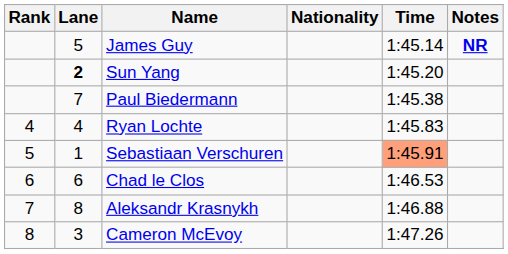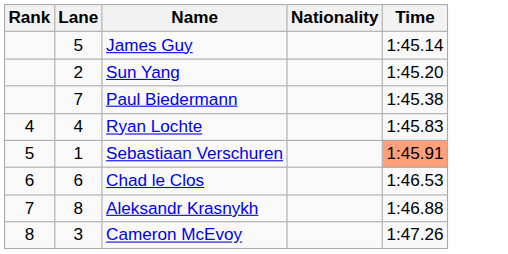- column: (475, 18)
(78, 72) bold -> (78, 72) normal
